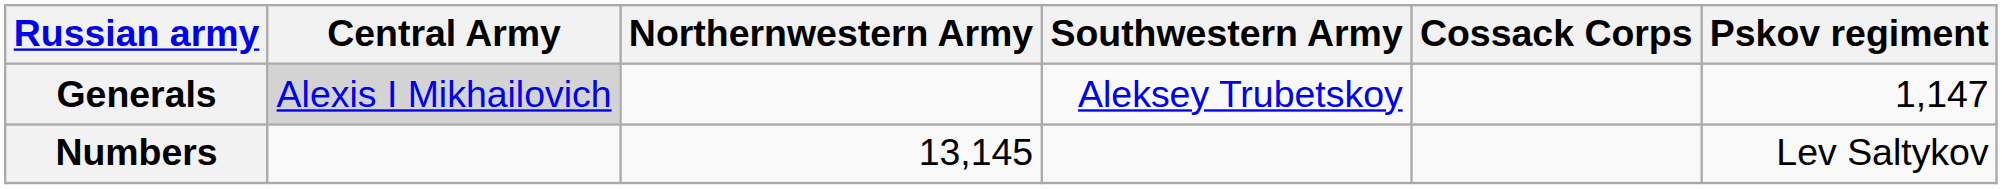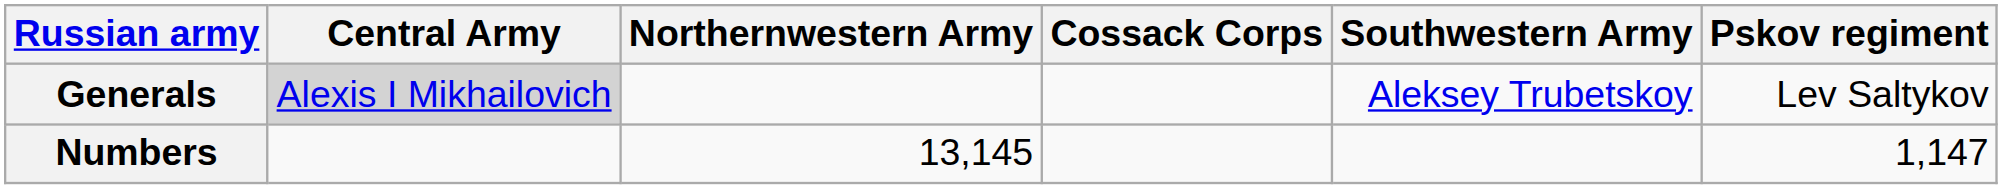columns swapped: (1227, 34) <-> (1556, 34)
(1942, 93) 1,147 -> (1883, 93) Lev Saltykov
(1883, 152) Lev Saltykov -> (1942, 152) 1,147
